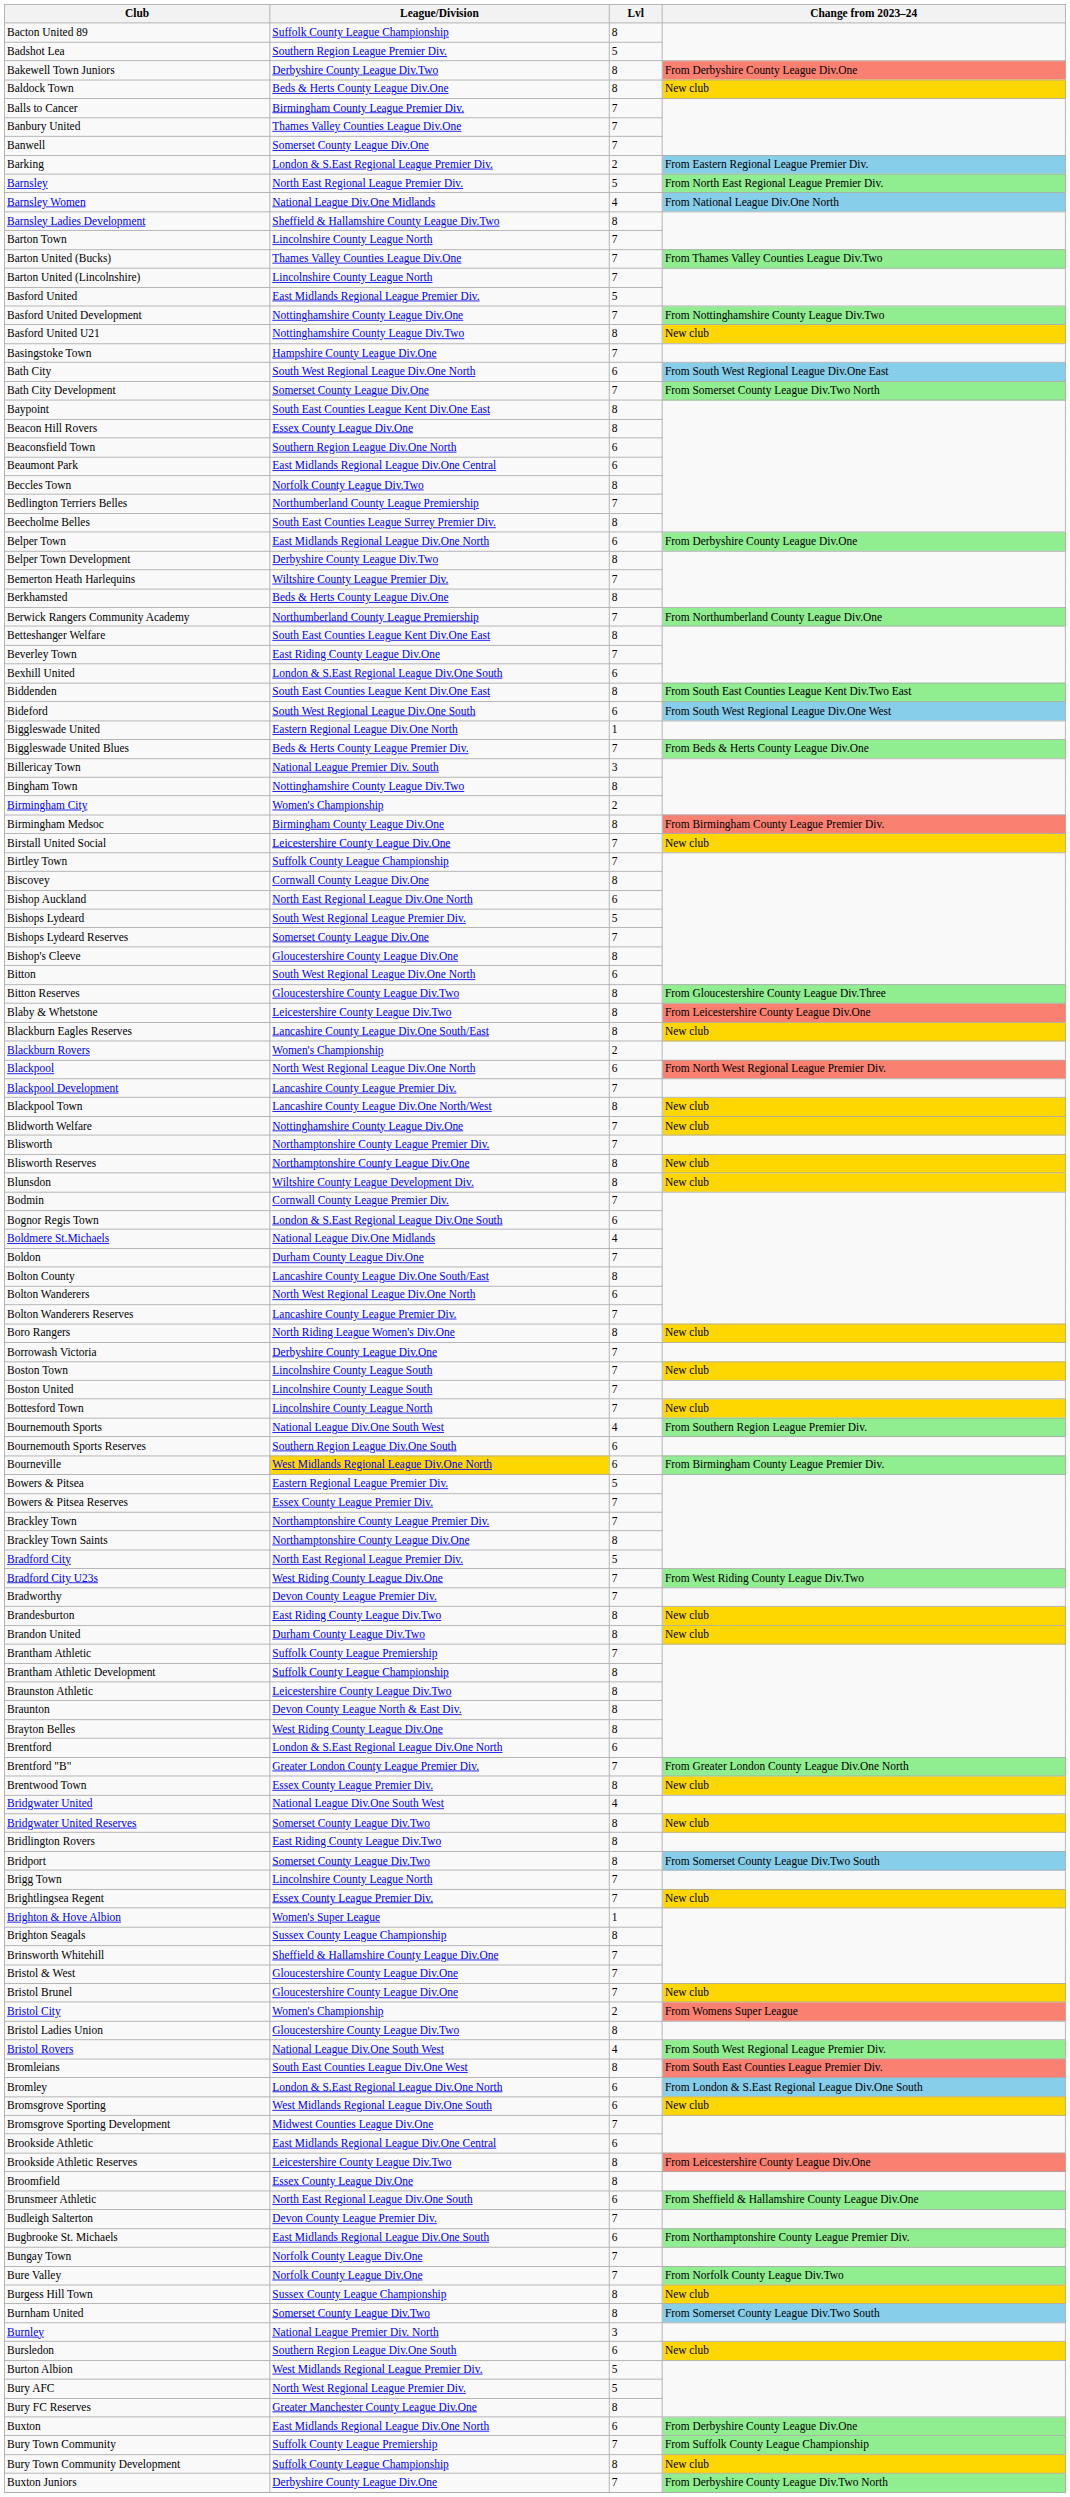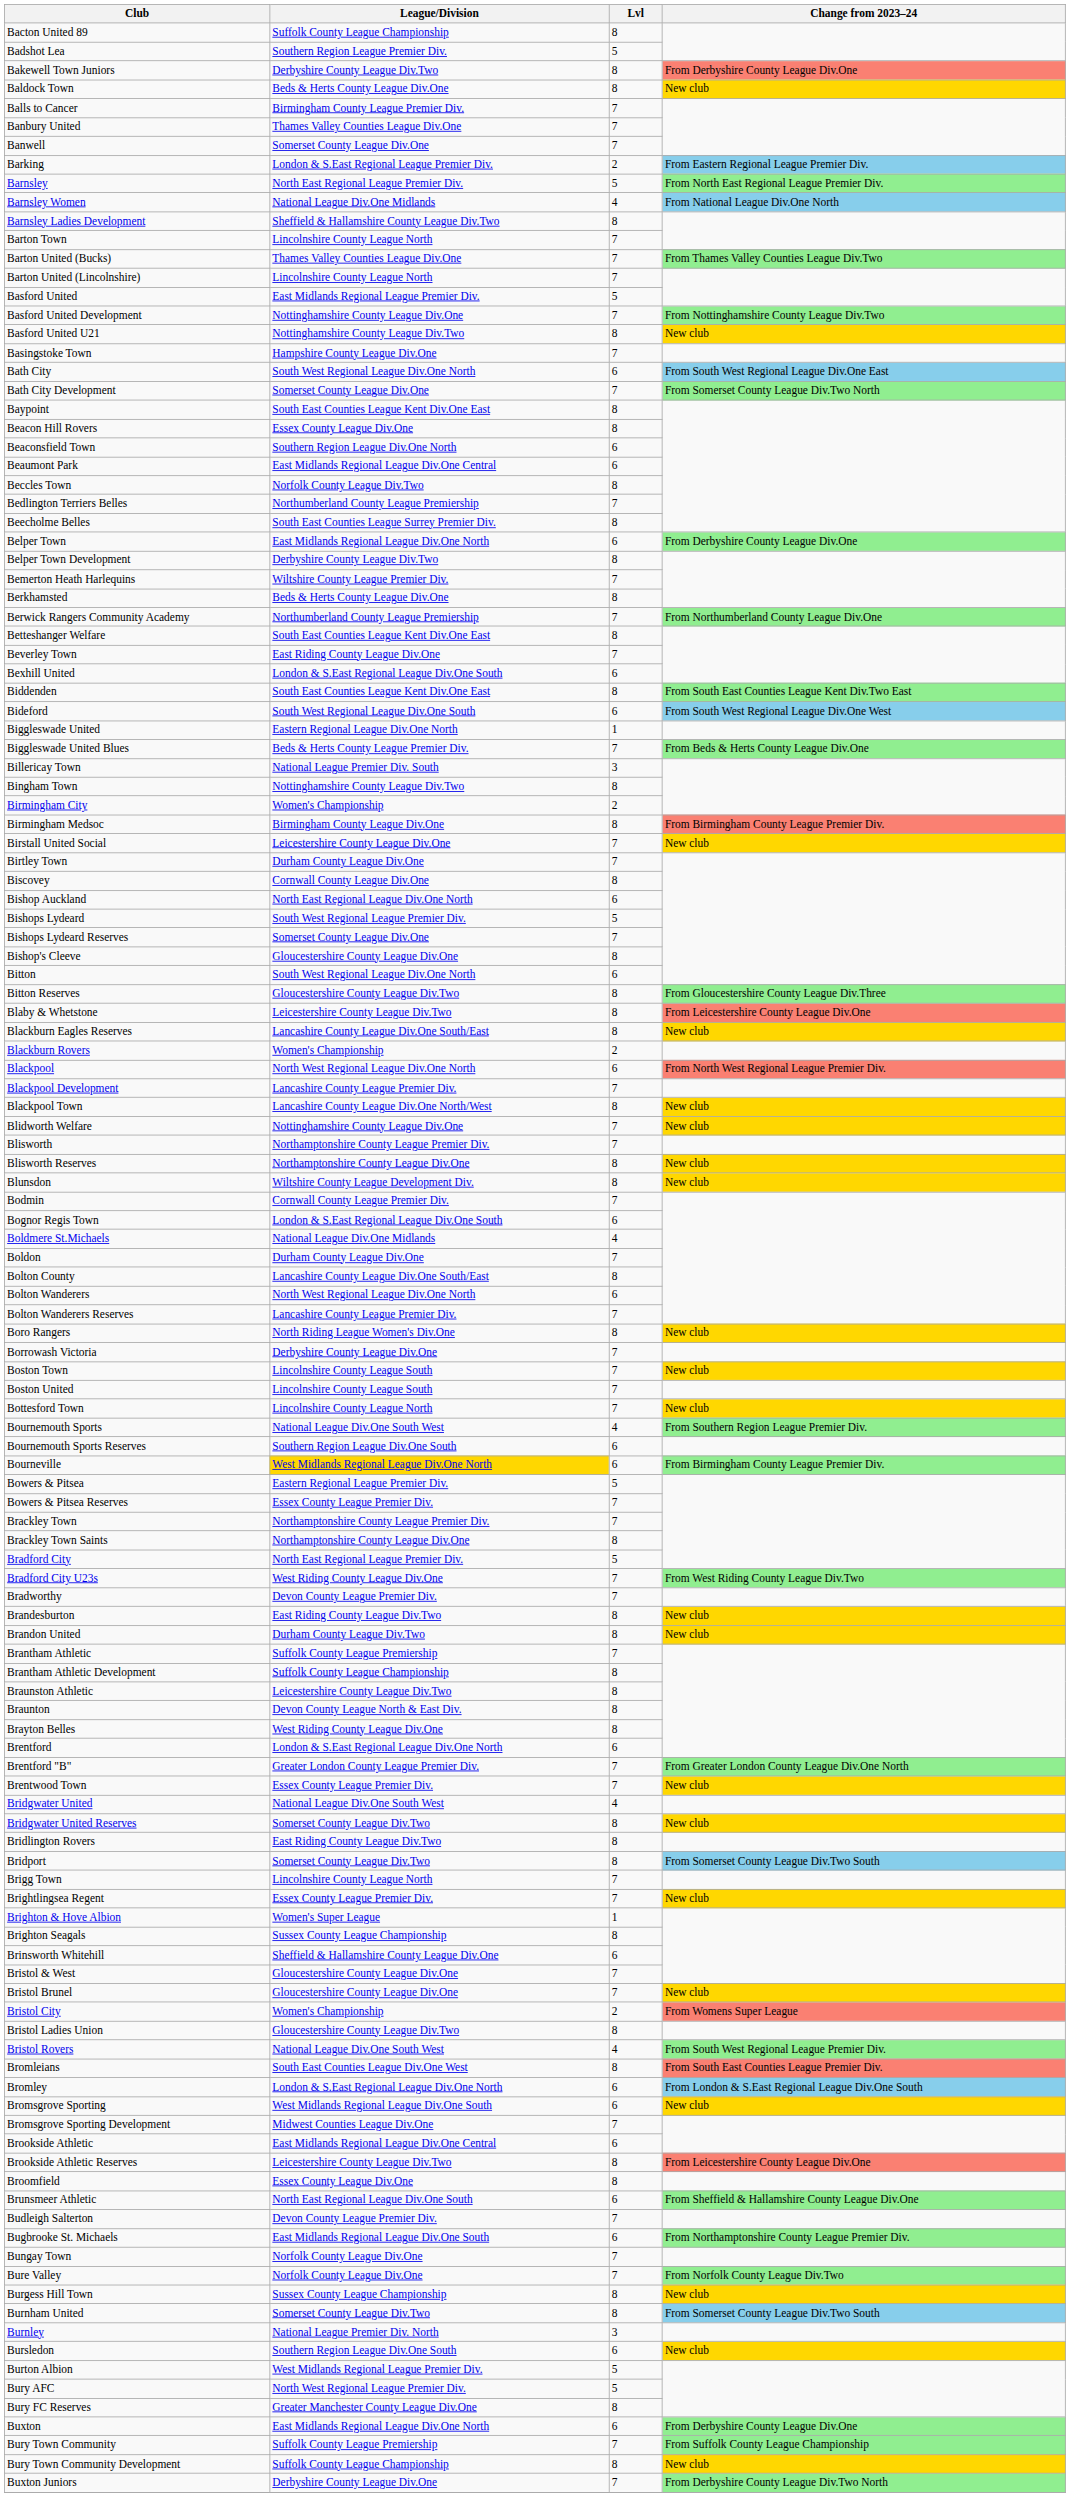(361, 861) Suffolk County League Championship -> (348, 861) Durham County League Div.One
(615, 1785) 8 -> (615, 1785) 7
(615, 1954) 7 -> (615, 1954) 6
